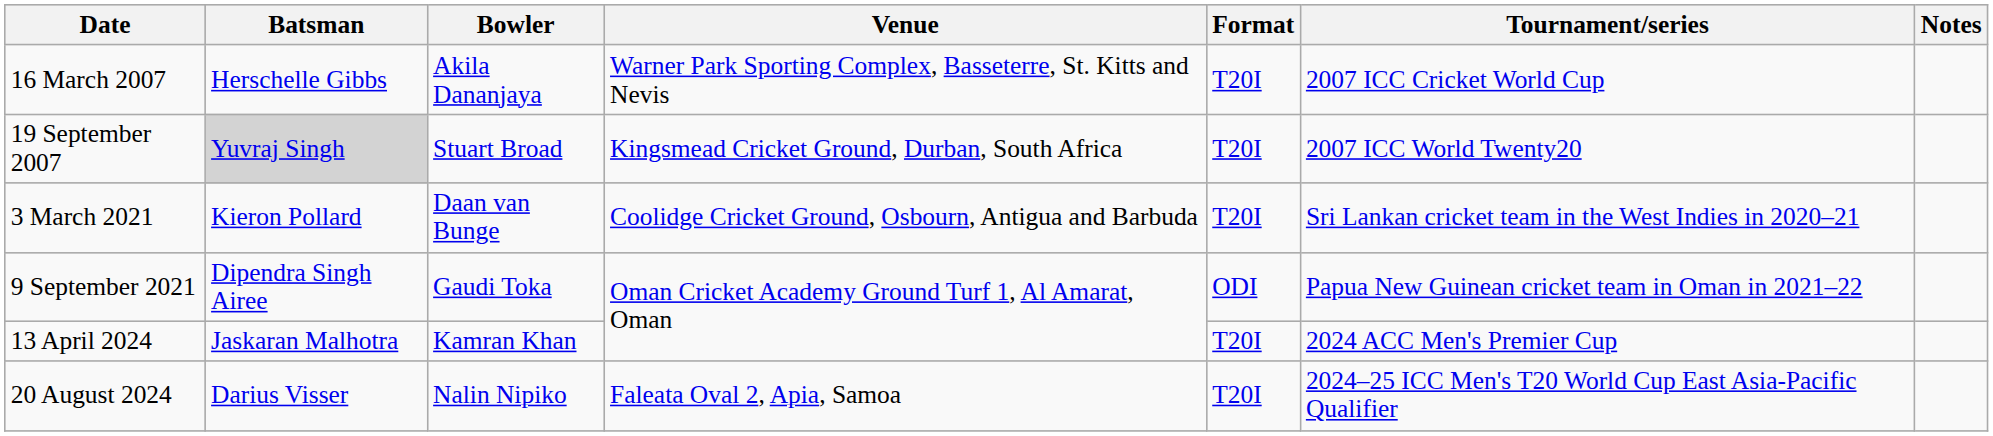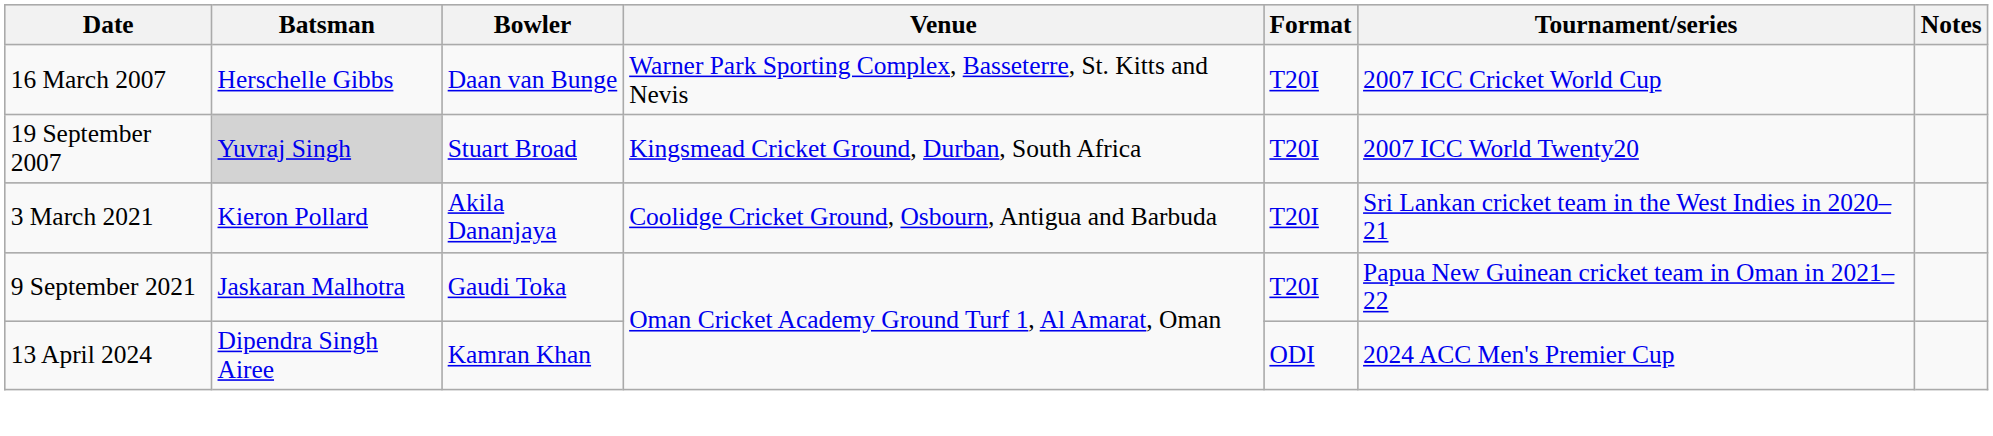(487, 79) Akila Dananjaya -> (532, 79) Daan van Bunge
(481, 217) Daan van Bunge -> (502, 217) Akila Dananjaya
(291, 286) Dipendra Singh Airee -> (311, 286) Jaskaran Malhotra
(1235, 286) ODI -> (1294, 286) T20I
(305, 340) Jaskaran Malhotra -> (298, 355) Dipendra Singh Airee
(1237, 340) T20I -> (1292, 355) ODI
- row: (91, 395)
